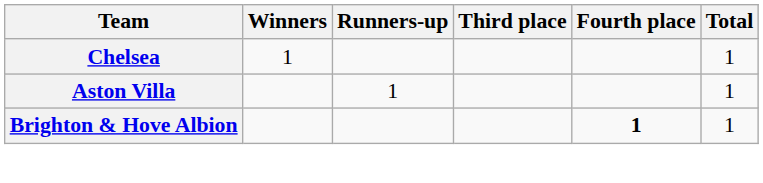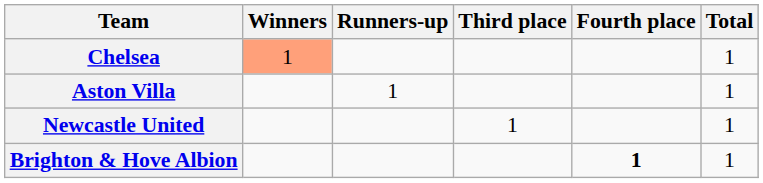(287, 56) no background -> (287, 56) lightsalmon background
+ row: (124, 125)
